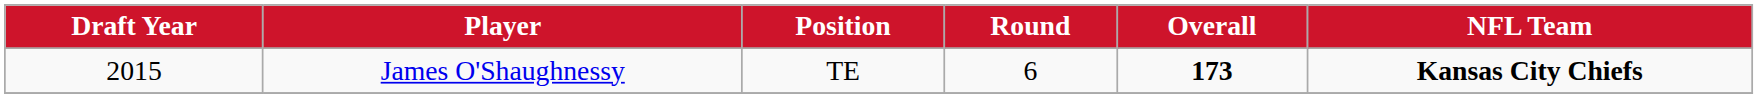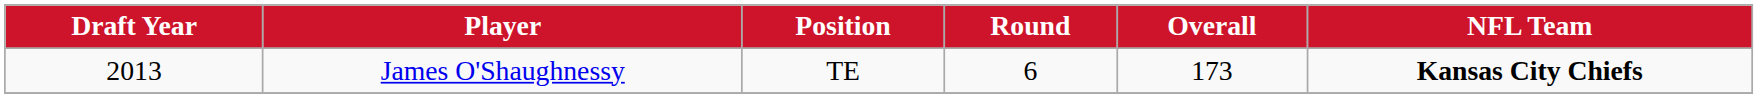(134, 70) 2015 -> (134, 70) 2013
(1212, 70) bold -> (1212, 70) normal
